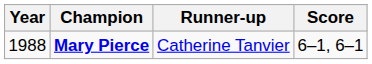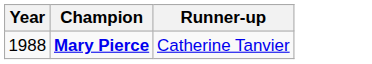- column: (330, 17)
